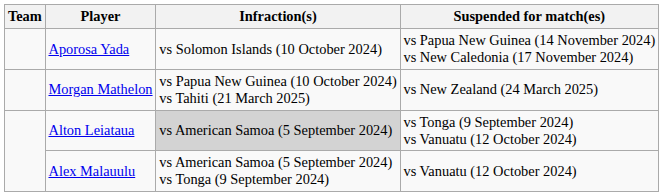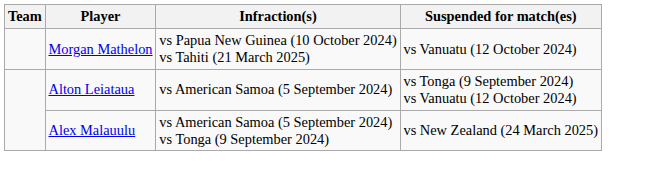- row: (89, 49)
(501, 89) vs New Zealand (24 March 2025) -> (490, 49) vs Vanuatu (12 October 2024)
(276, 130) lightgrey background -> (276, 89) no background
(490, 171) vs Vanuatu (12 October 2024) -> (501, 130) vs New Zealand (24 March 2025)
